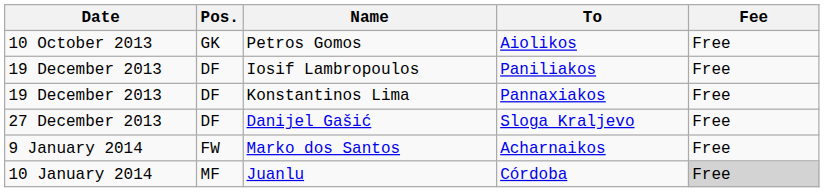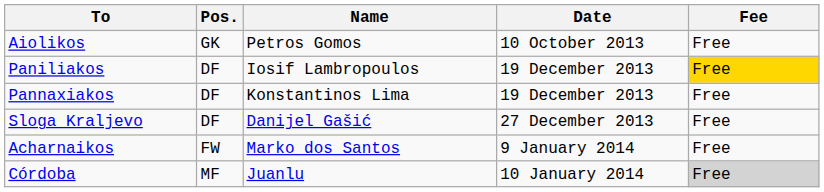columns swapped: (101, 18) <-> (592, 18)
(711, 70) no background -> (711, 70) gold background
